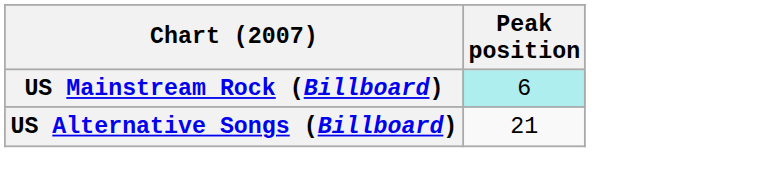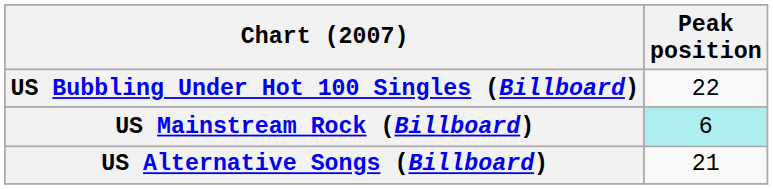+ row: (325, 89)
